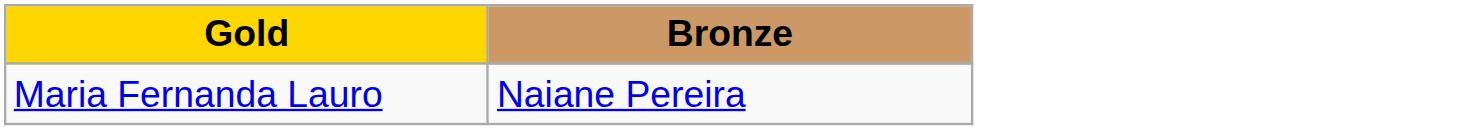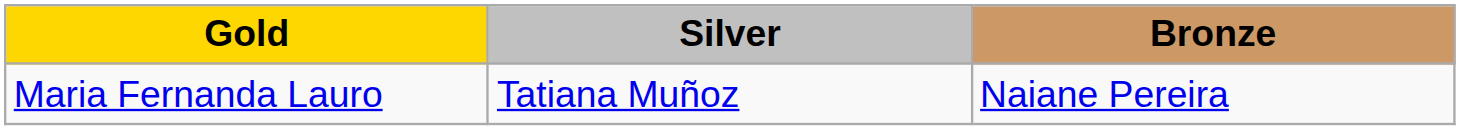+ column: (730, 34)
